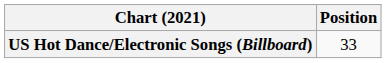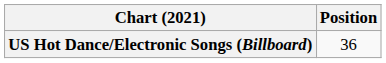(349, 44) 33 -> (349, 44) 36
